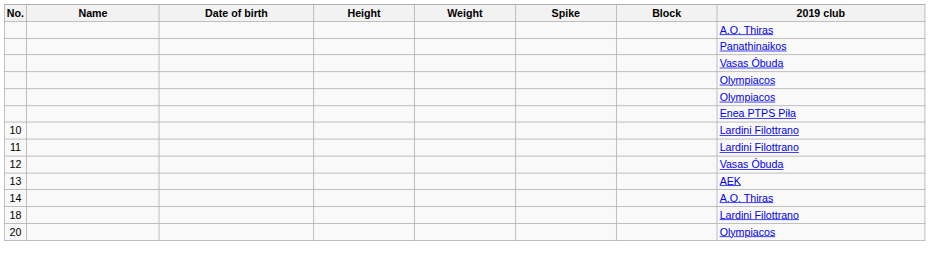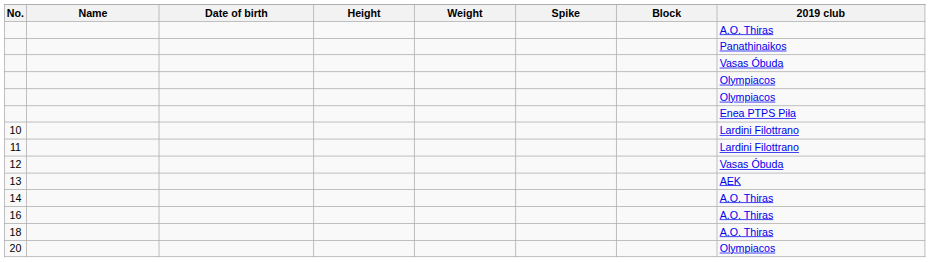+ row: (15, 215)
(759, 215) Lardini Filottrano -> (746, 232) A.O. Thiras
